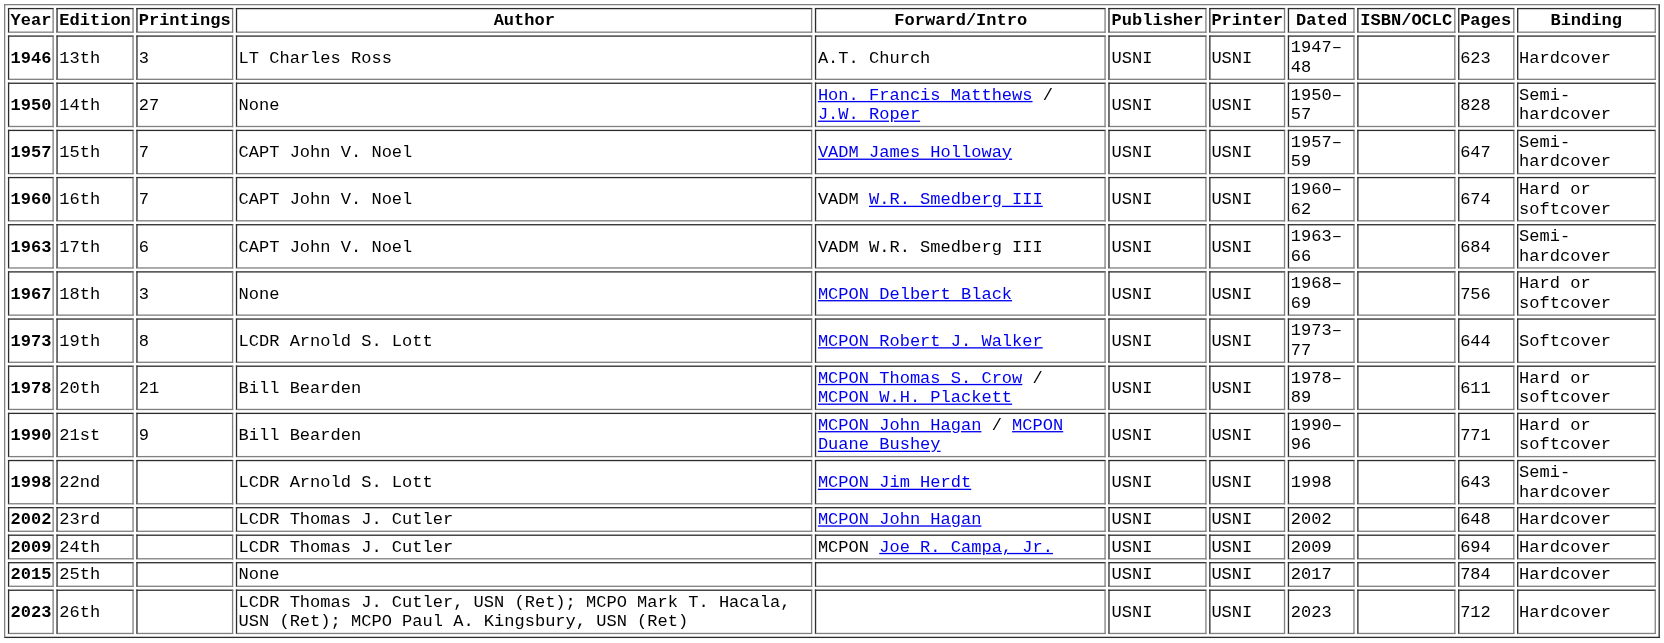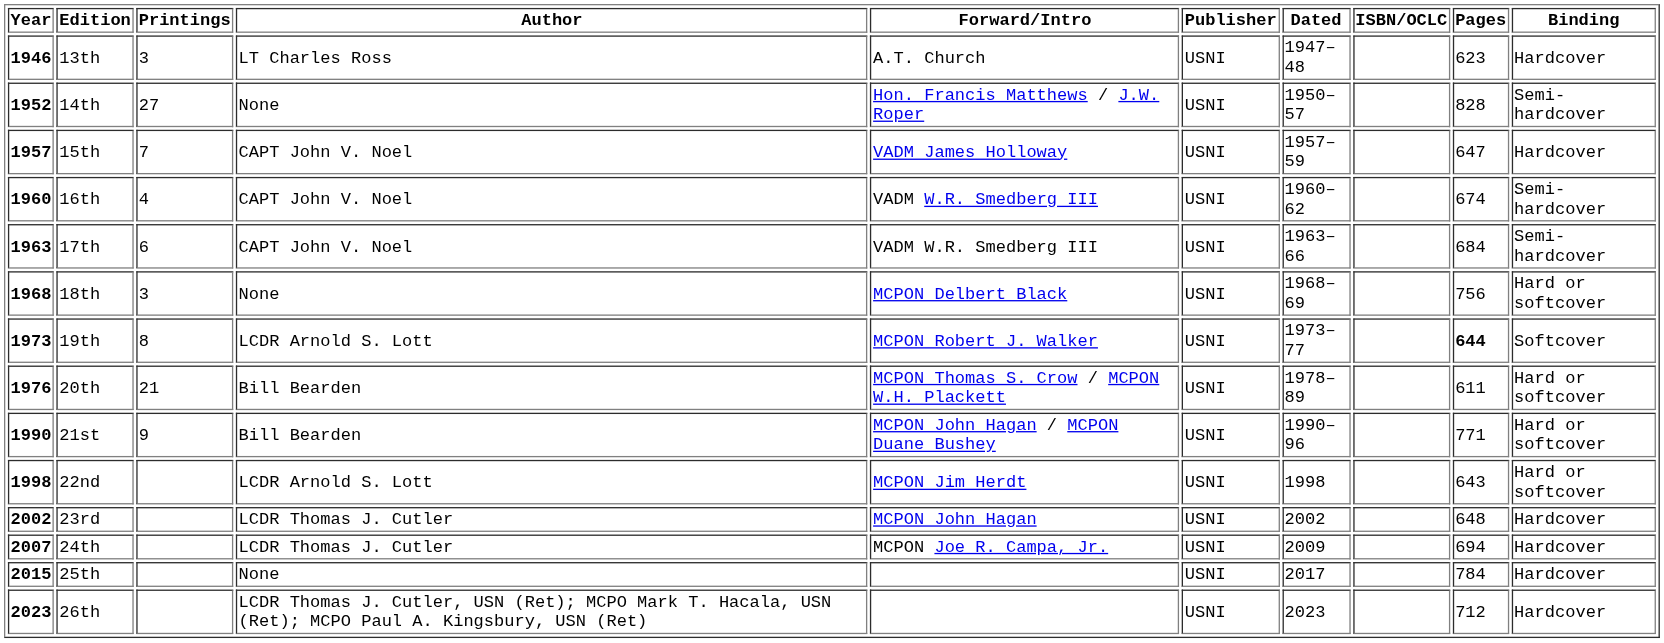- column: (1247, 20)
(31, 105) 1950 -> (31, 105) 1952
(1565, 152) Semi-hardcover -> (1560, 152) Hardcover
(144, 199) 7 -> (144, 199) 4
(1565, 199) Hard or softcover -> (1560, 199) Semi-hardcover
(31, 294) 1967 -> (31, 294) 1968
(1475, 341) normal -> (1470, 341) bold
(31, 388) 1978 -> (31, 388) 1976
(1565, 482) Semi-hardcover -> (1560, 482) Hard or softcover
(31, 547) 2009 -> (31, 547) 2007
